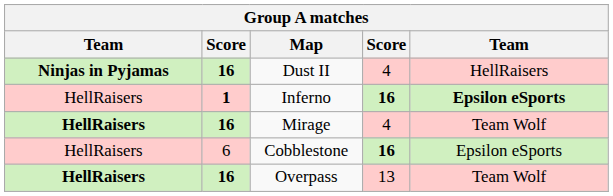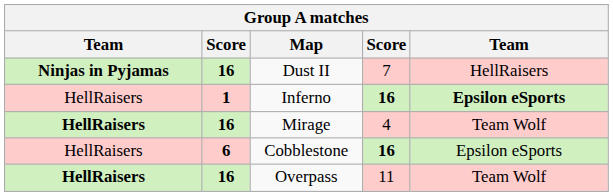(386, 71) 4 -> (386, 71) 7
(226, 151) normal -> (226, 151) bold
(386, 177) 13 -> (386, 177) 11
